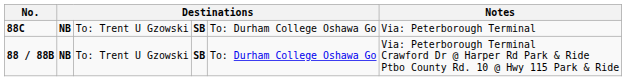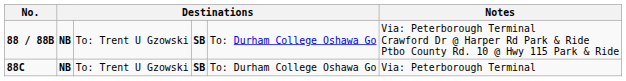rows swapped: (31, 56) <-> (16, 29)
